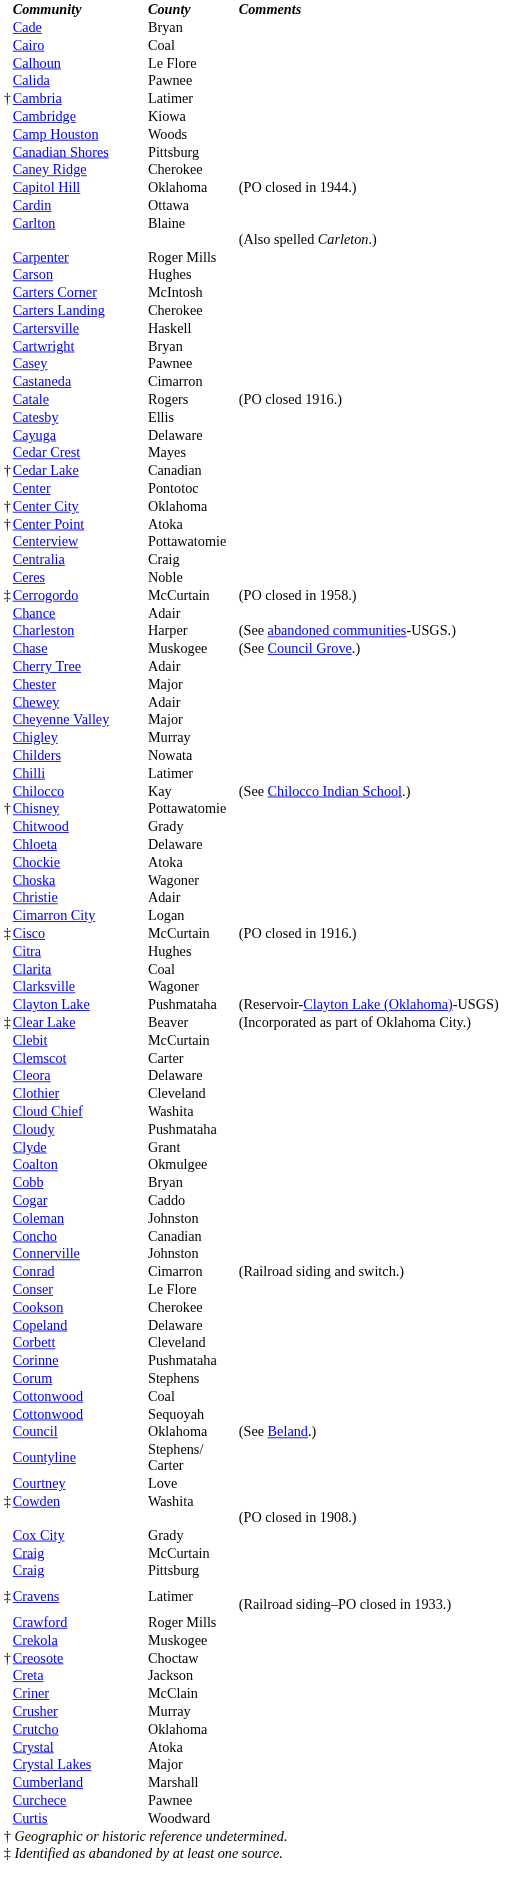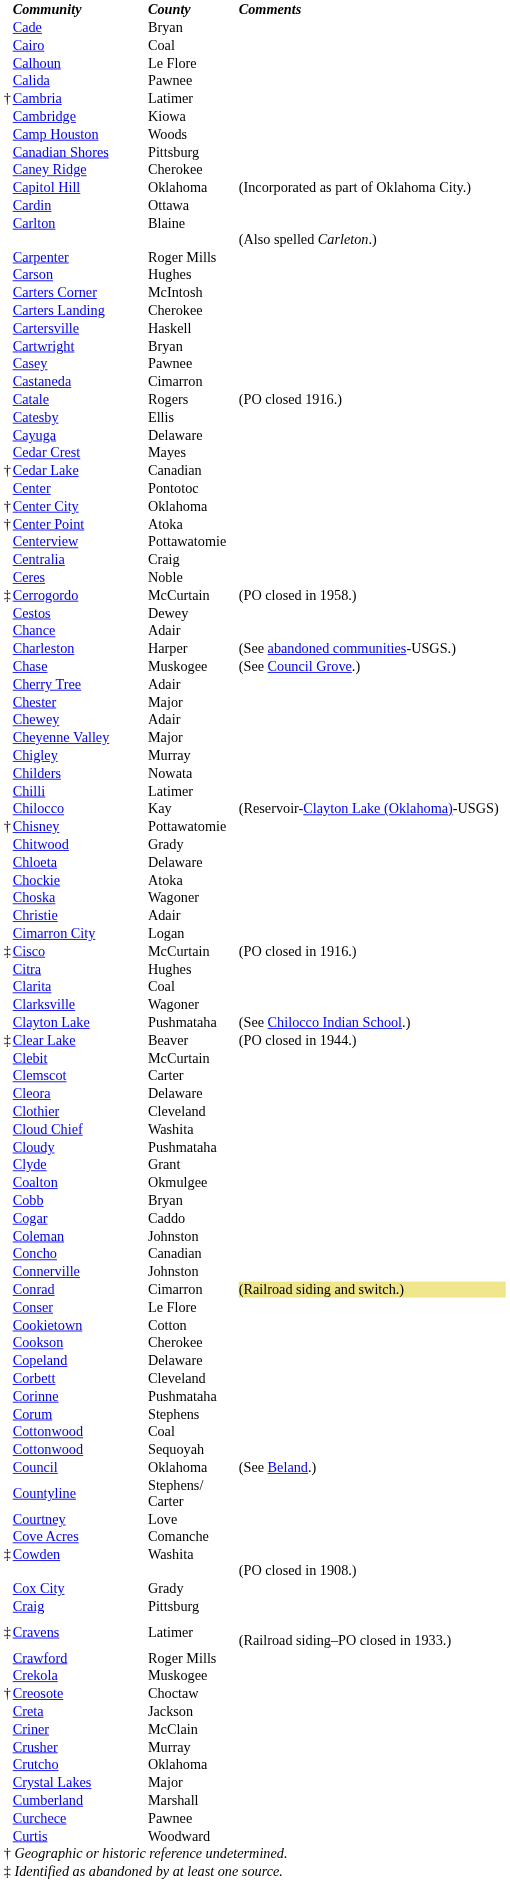(298, 187) (PO closed in 1944.) -> (355, 187) (Incorporated as part of Oklahoma City.)
+ row: (32, 613)
(325, 791) (See Chilocco Indian School.) -> (369, 809) (Reservoir-Clayton Lake (Oklahoma)-USGS)
(369, 1004) (Reservoir-Clayton Lake (Oklahoma)-USGS) -> (325, 1022) (See Chilocco Indian School.)
(355, 1022) (Incorporated as part of Oklahoma City.) -> (298, 1040) (PO closed in 1944.)
(321, 1271) no background -> (321, 1289) khaki background
+ row: (47, 1325)
+ row: (46, 1537)
- row: (28, 1553)
- row: (33, 1747)
